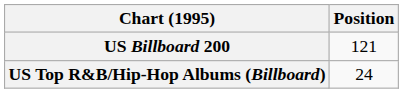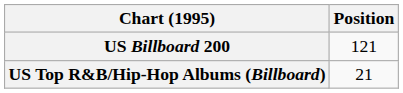(364, 74) 24 -> (364, 74) 21
